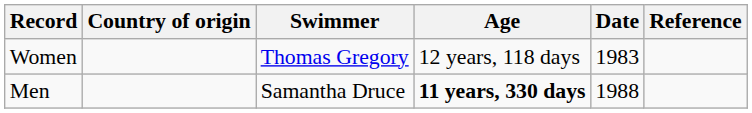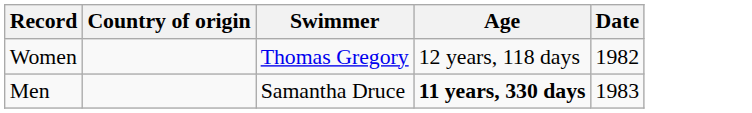- column: (695, 21)
(617, 56) 1983 -> (617, 56) 1982
(617, 90) 1988 -> (617, 90) 1983
